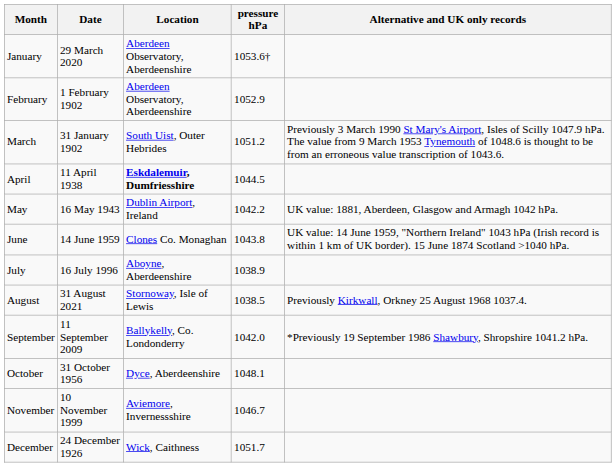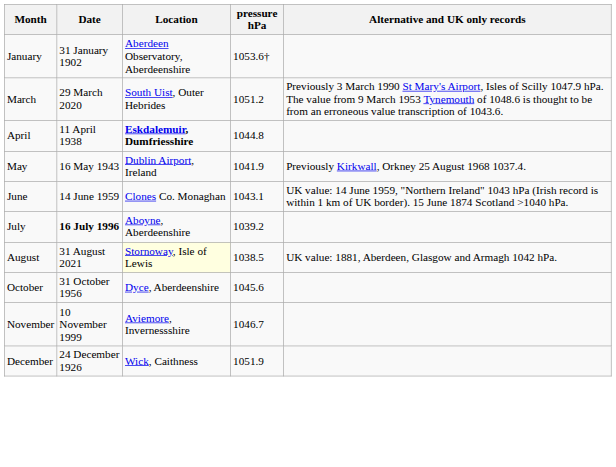(82, 56) 29 March 2020 -> (84, 56) 31 January 1902
- row: (27, 99)
(84, 142) 31 January 1902 -> (81, 99) 29 March 2020
(249, 178) 1044.5 -> (248, 135) 1044.8
(249, 209) 1042.2 -> (248, 166) 1041.9
(423, 209) UK value: 1881, Aberdeen, Glasgow and Armagh 1042 hPa. -> (406, 166) Previously Kirkwall, Orkney 25 August 1968 1037.4.
(249, 239) 1043.8 -> (248, 196) 1043.1
(89, 270) normal -> (89, 227) bold
(249, 270) 1038.9 -> (248, 227) 1039.2
(167, 300) no background -> (166, 257) lightyellow background
(407, 300) Previously Kirkwall, Orkney 25 August 1968 1037.4. -> (422, 257) UK value: 1881, Aberdeen, Glasgow and Armagh 1042 hPa.
- row: (31, 337)
(249, 373) 1048.1 -> (248, 287) 1045.6
(249, 447) 1051.7 -> (248, 361) 1051.9
